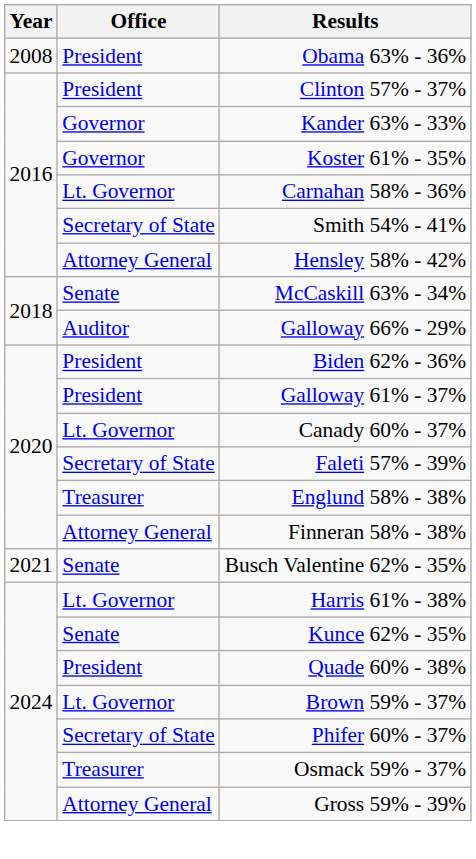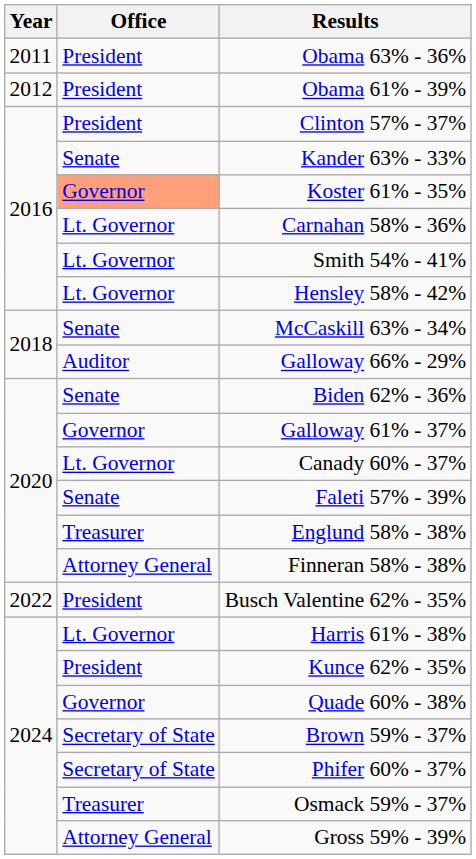(31, 55) 2008 -> (31, 55) 2011
+ row: (384, 89)
(103, 123) Governor -> (91, 157) Senate
(103, 157) no background -> (103, 191) lightsalmon background
(139, 225) Secretary of State -> (118, 259) Lt. Governor
(137, 259) Attorney General -> (118, 293) Lt. Governor
(102, 361) President -> (91, 395) Senate
(102, 395) President -> (103, 429) Governor
(139, 463) Secretary of State -> (91, 497) Senate
(31, 565) 2021 -> (31, 599) 2022
(91, 565) Senate -> (102, 599) President
(91, 633) Senate -> (102, 667) President
(102, 667) President -> (103, 701) Governor
(118, 701) Lt. Governor -> (139, 735) Secretary of State
